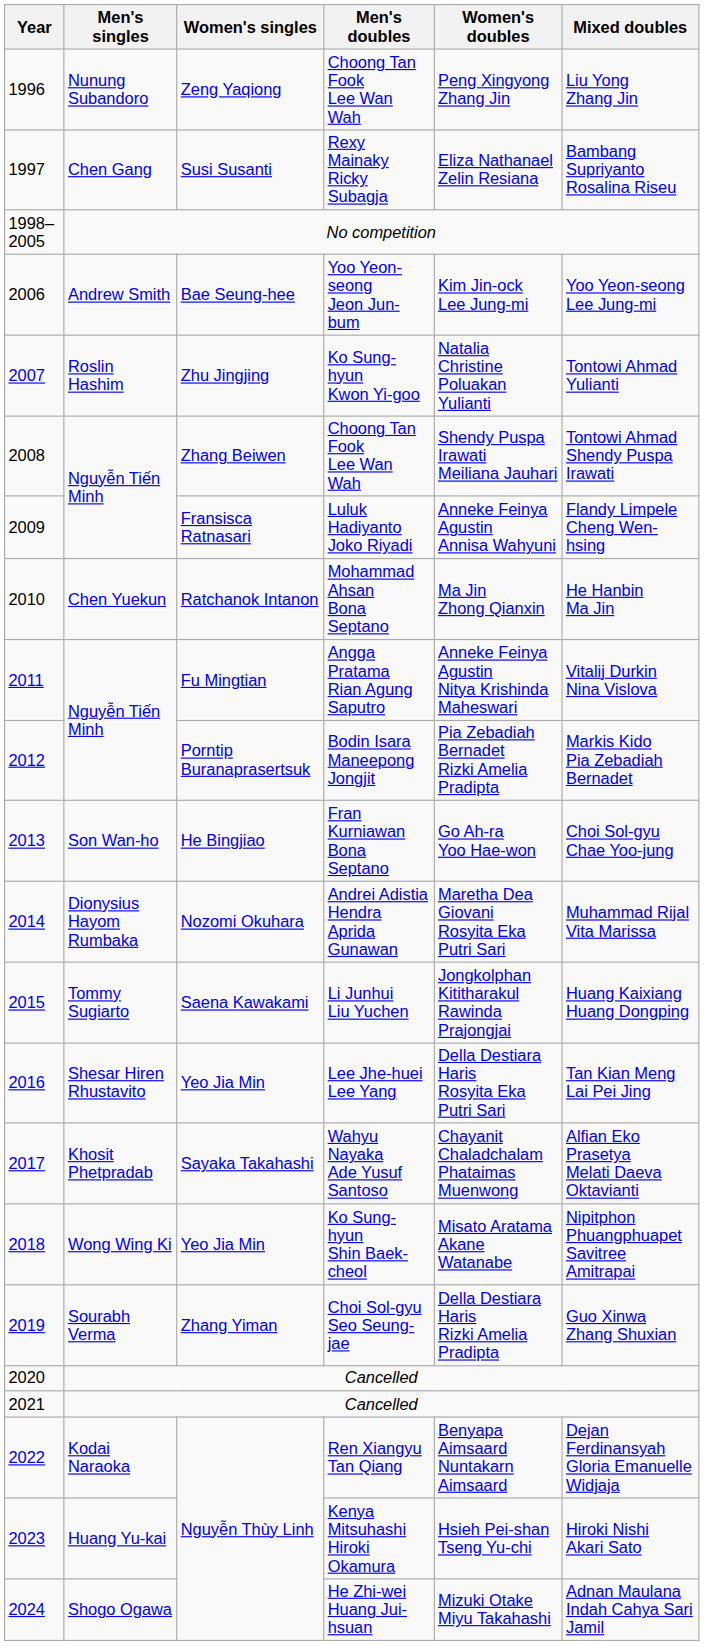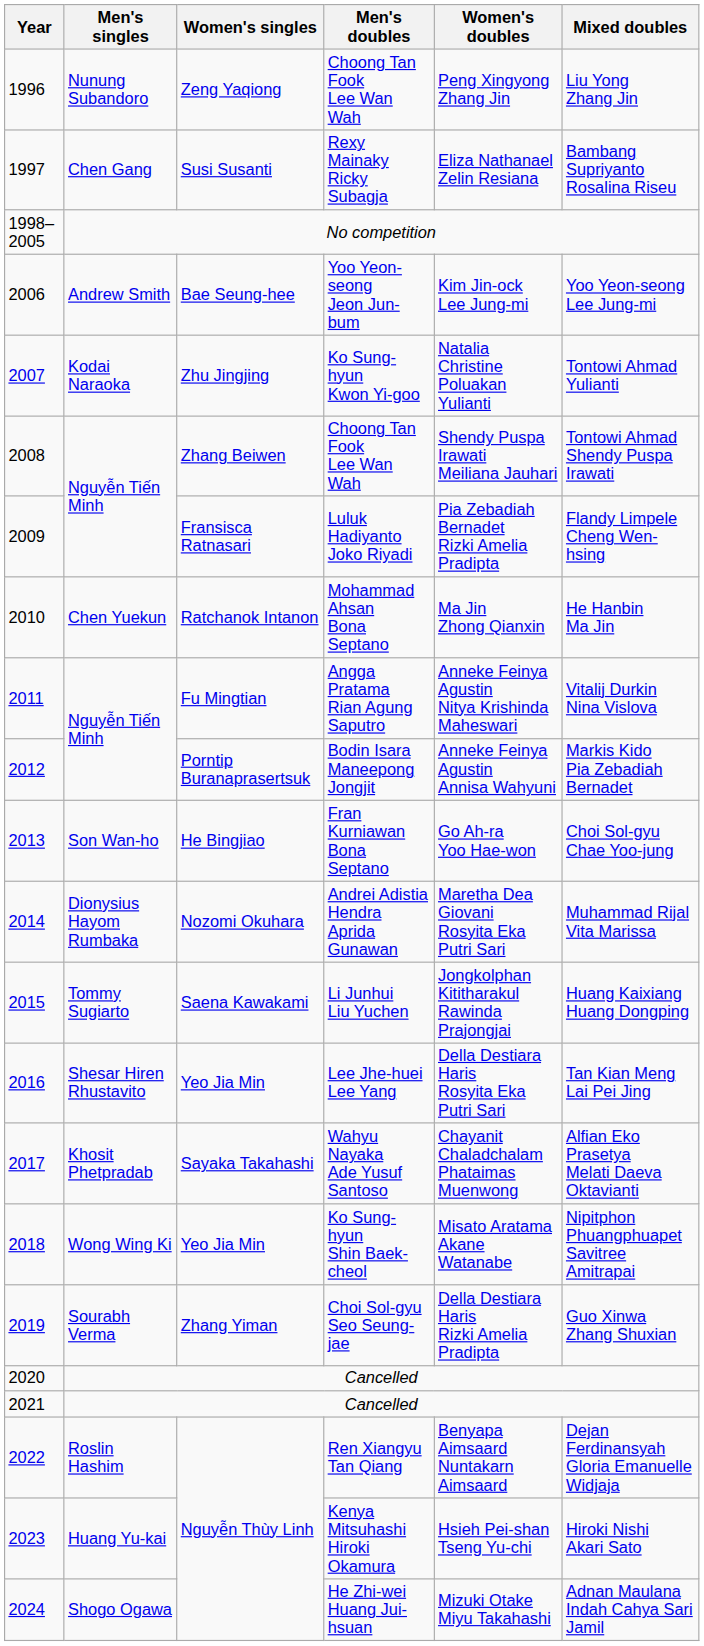(96, 376) Roslin Hashim -> (99, 376) Kodai Naraoka
(497, 528) Anneke Feinya Agustin Annisa Wahyuni -> (486, 537) Pia Zebadiah Bernadet Rizki Amelia Pradipta
(486, 761) Pia Zebadiah Bernadet Rizki Amelia Pradipta -> (497, 770) Anneke Feinya Agustin Annisa Wahyuni
(99, 1458) Kodai Naraoka -> (96, 1458) Roslin Hashim
